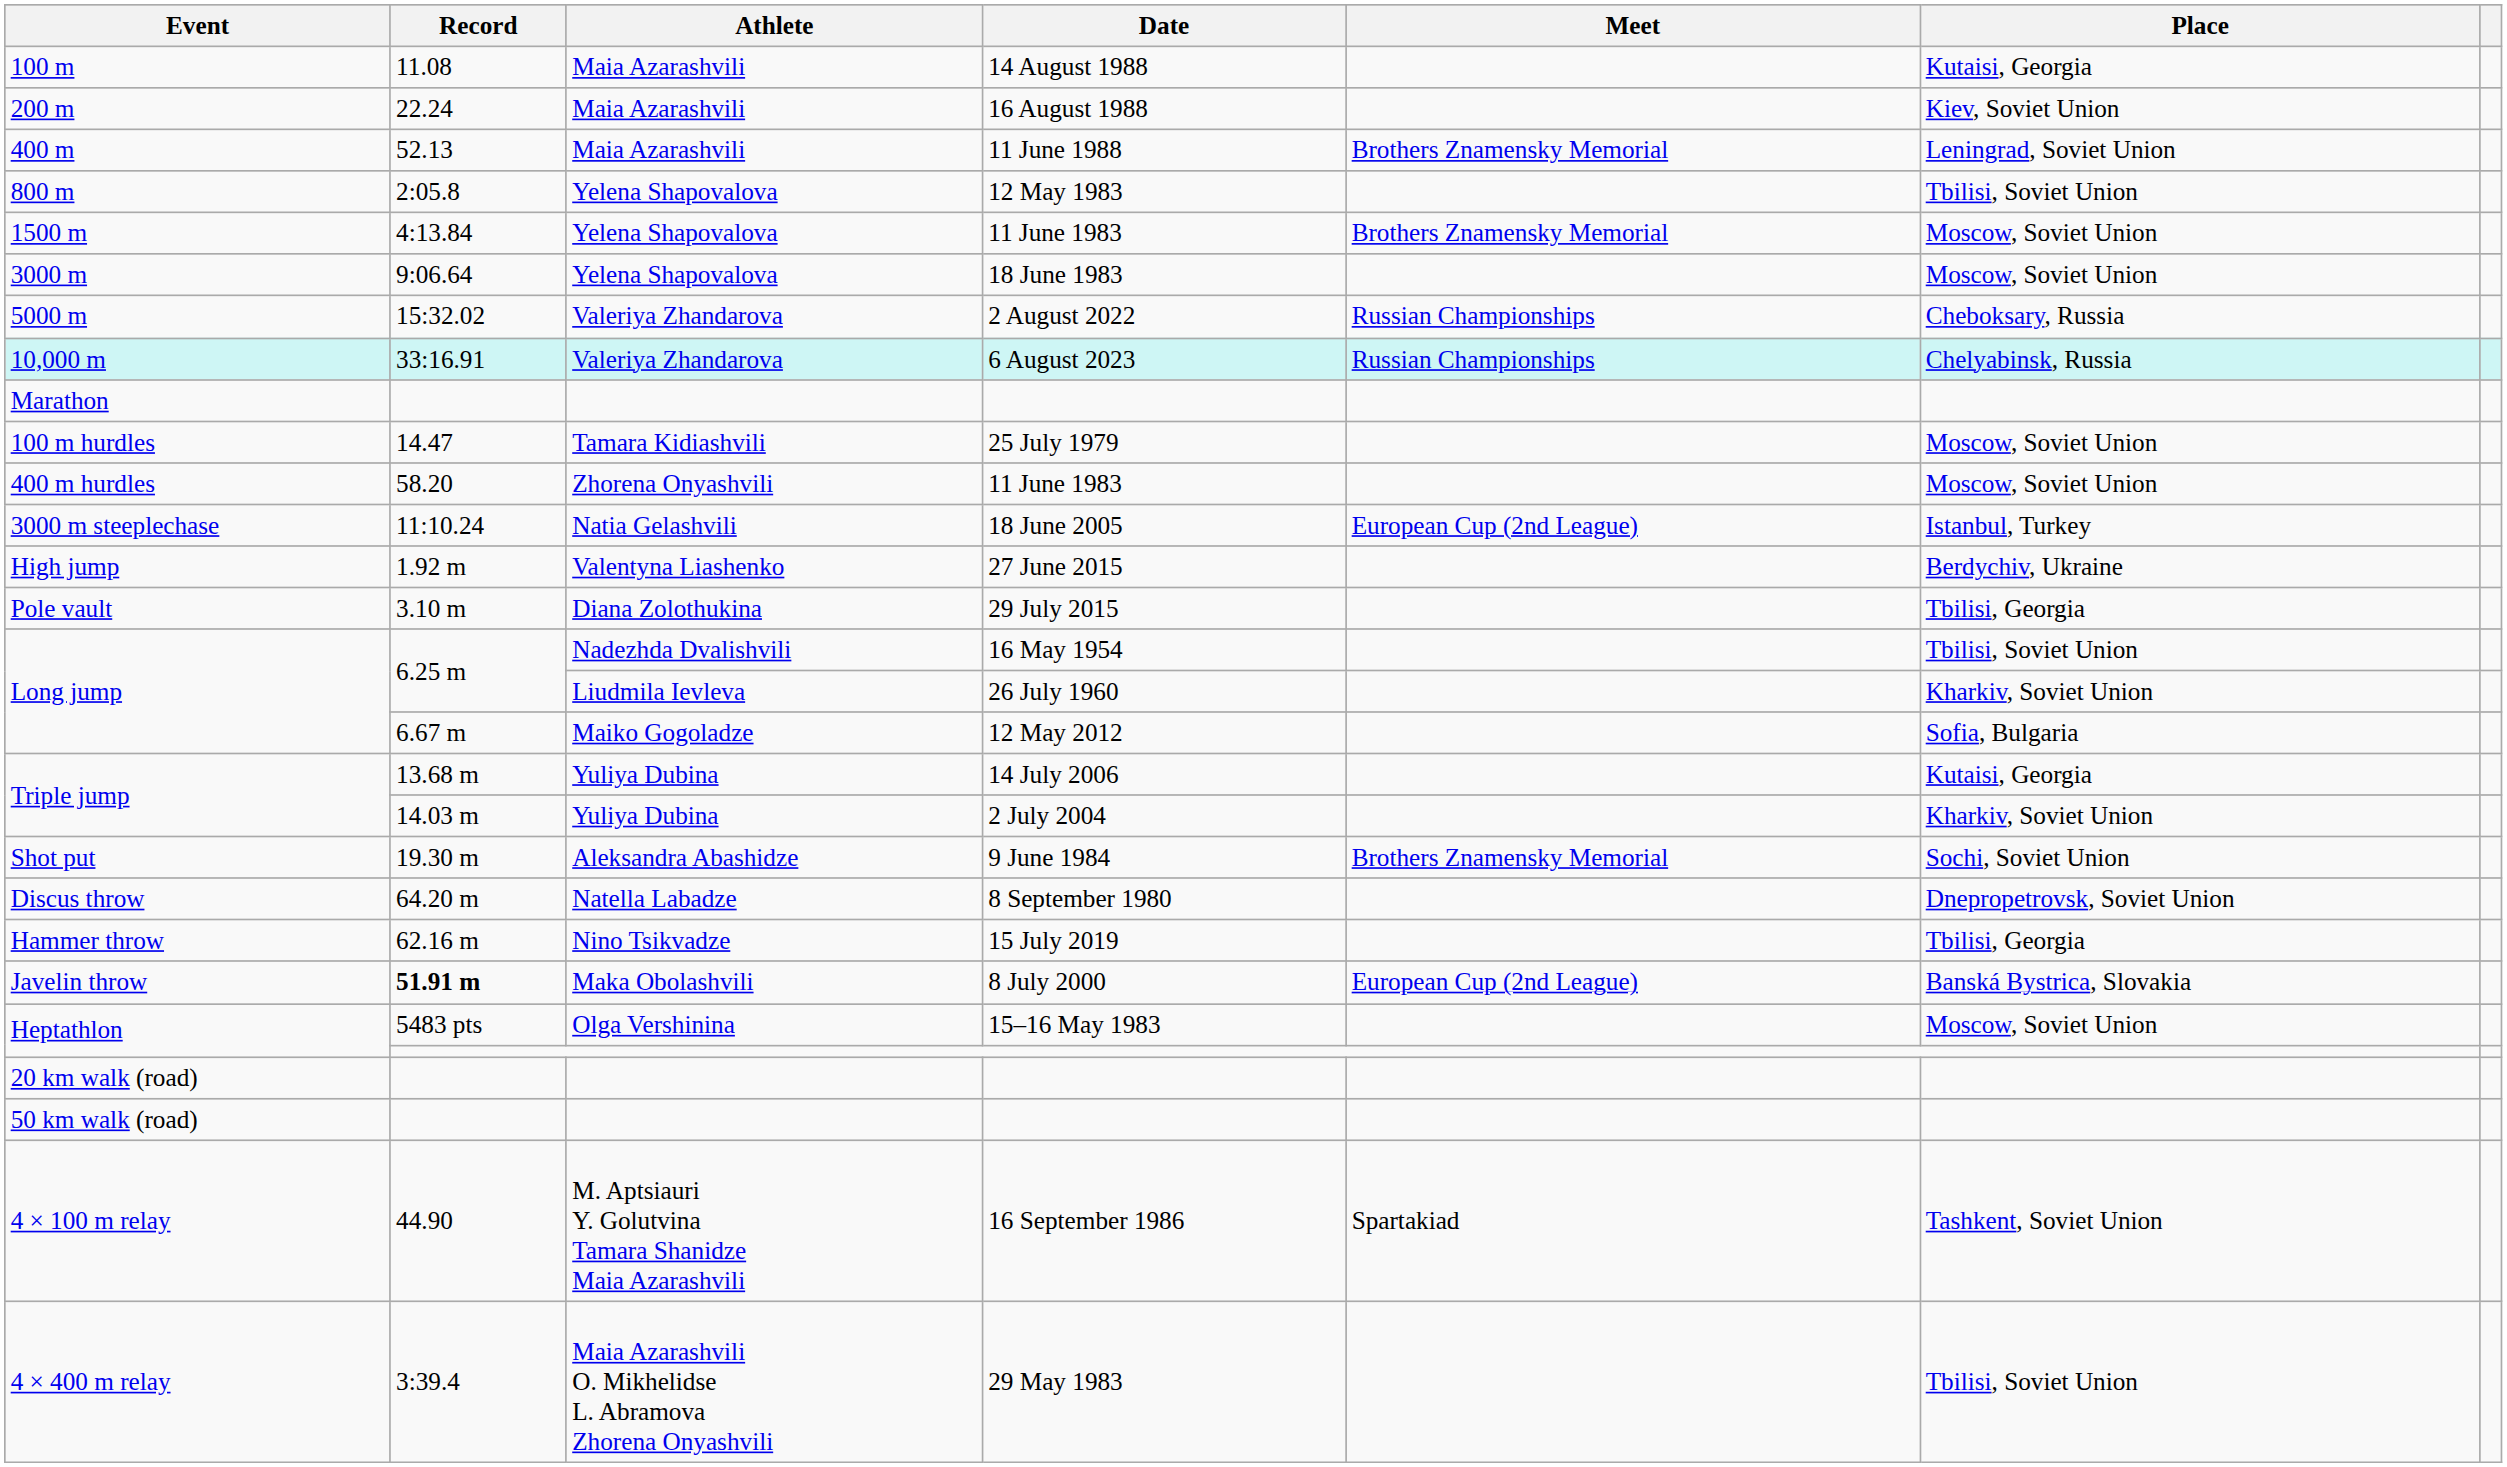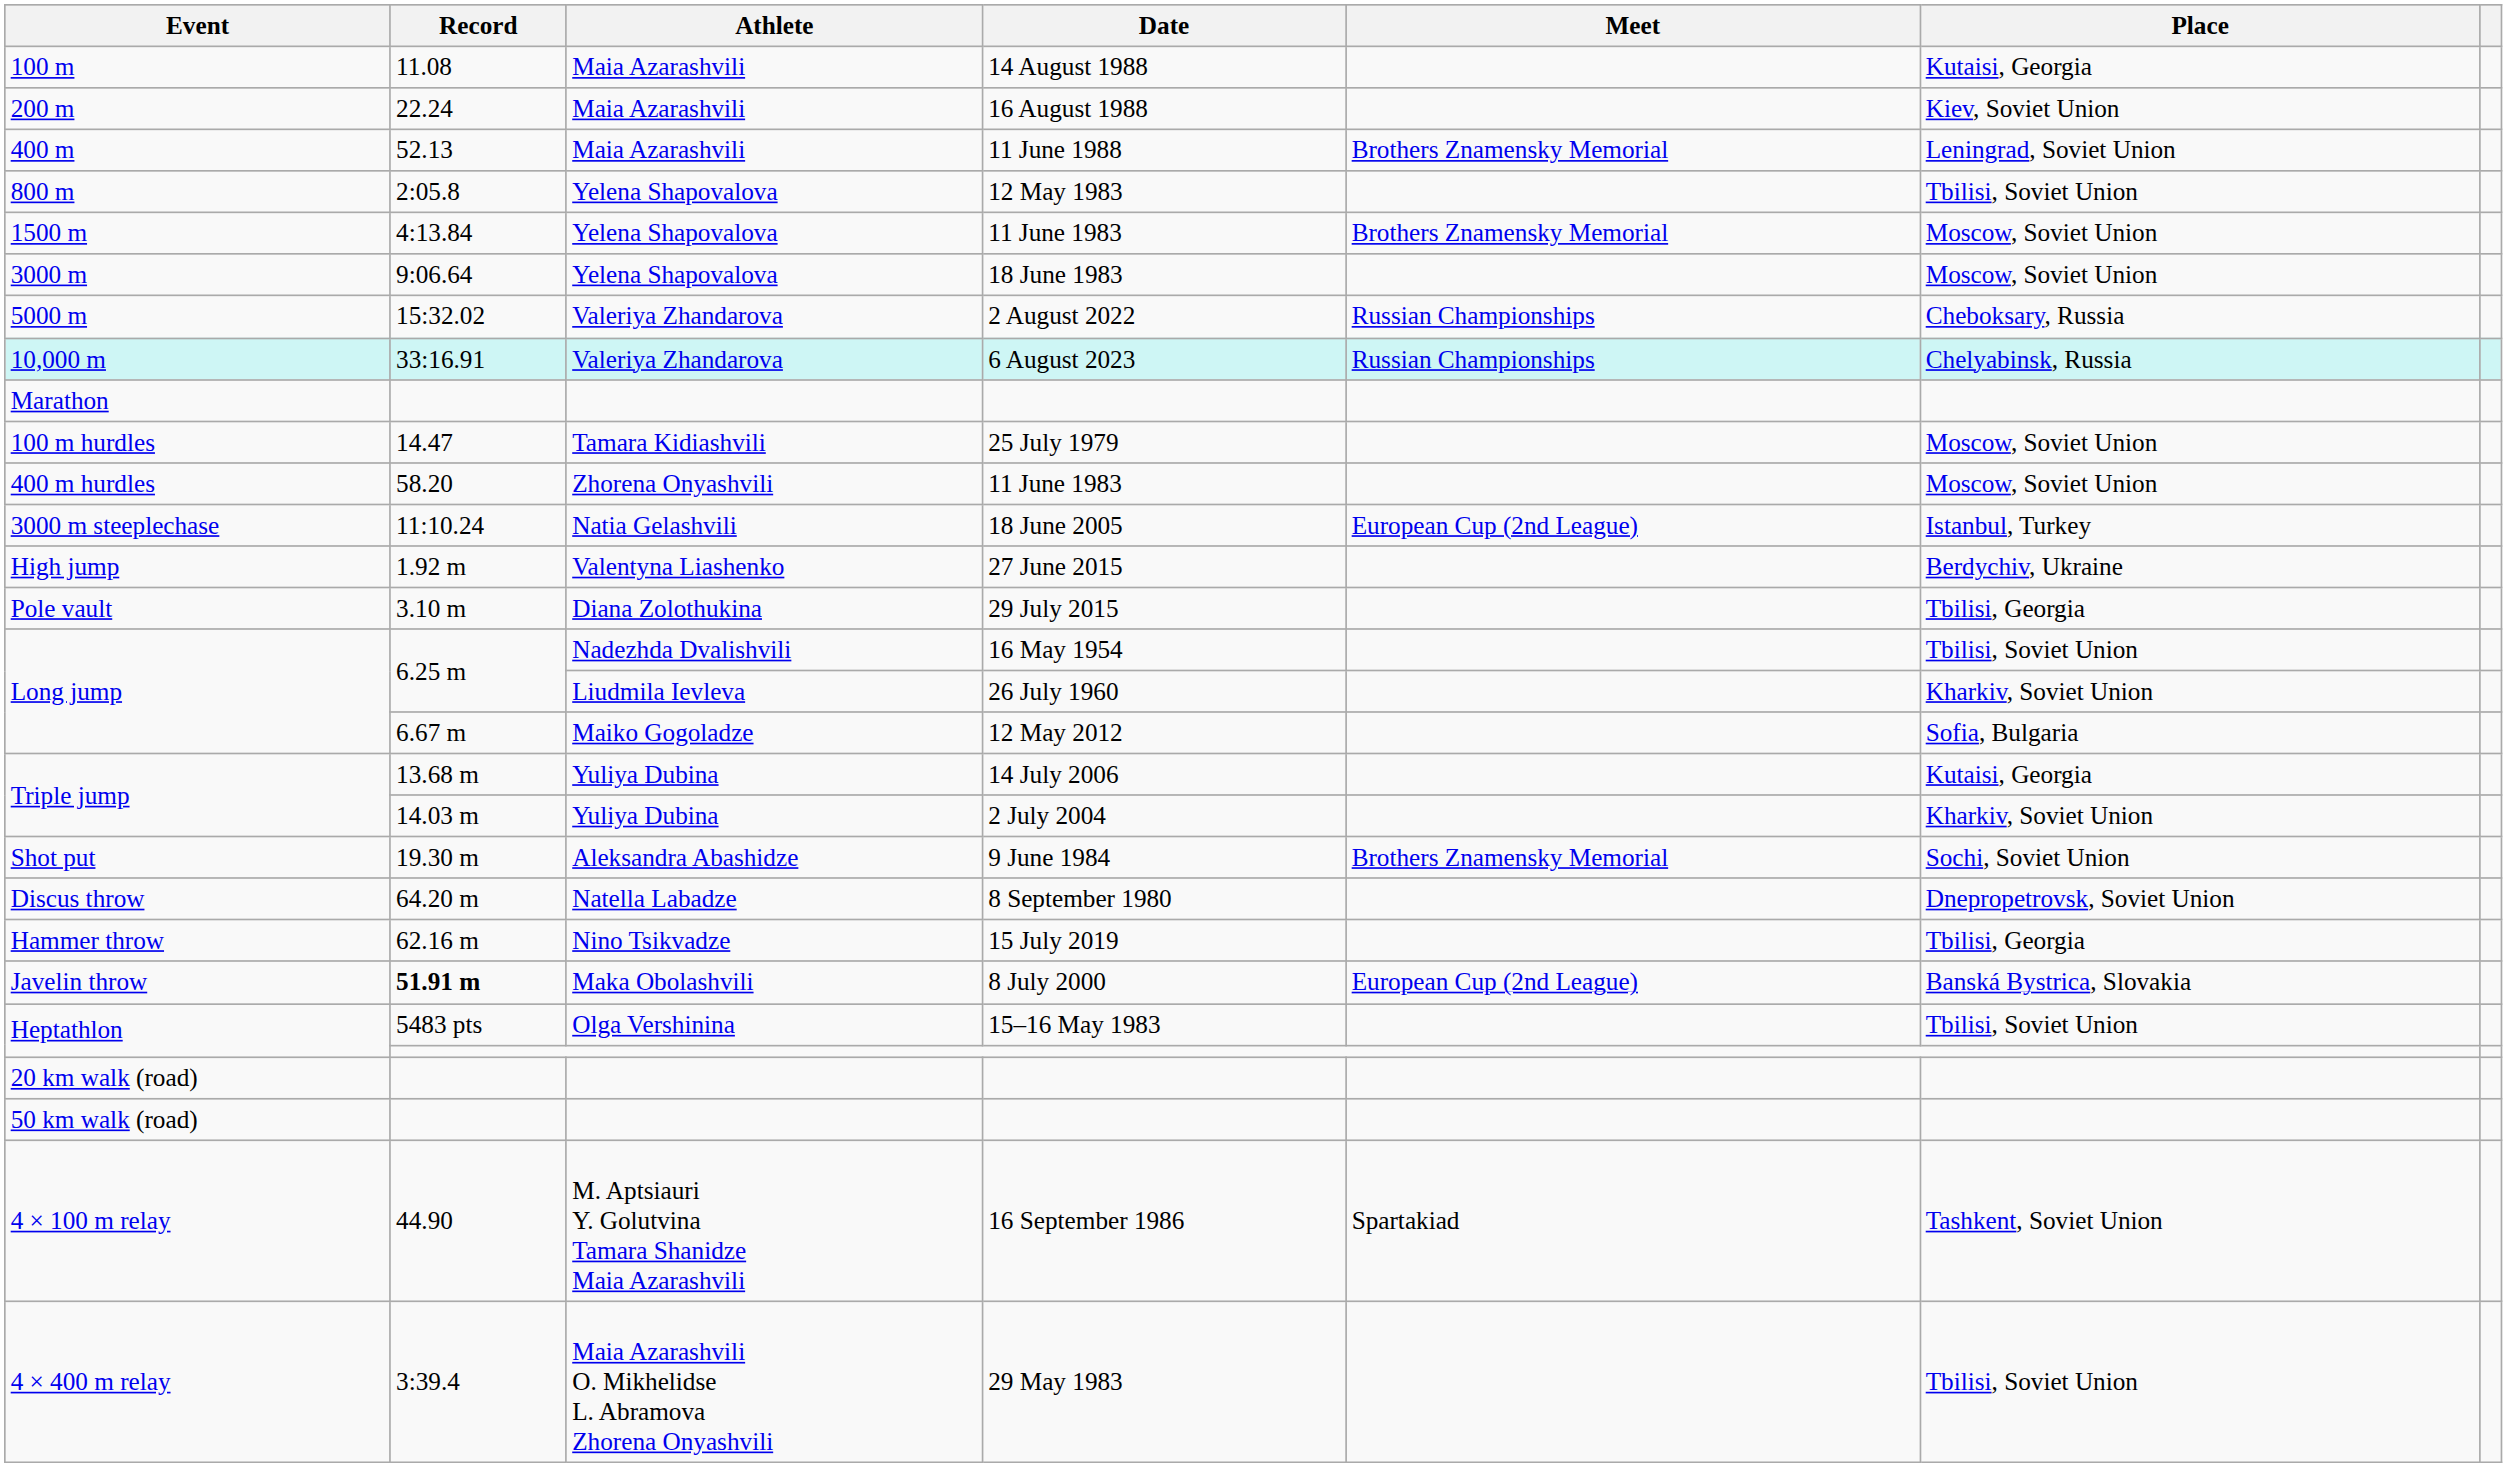(2042, 1023) Moscow, Soviet Union -> (2032, 1023) Tbilisi, Soviet Union
